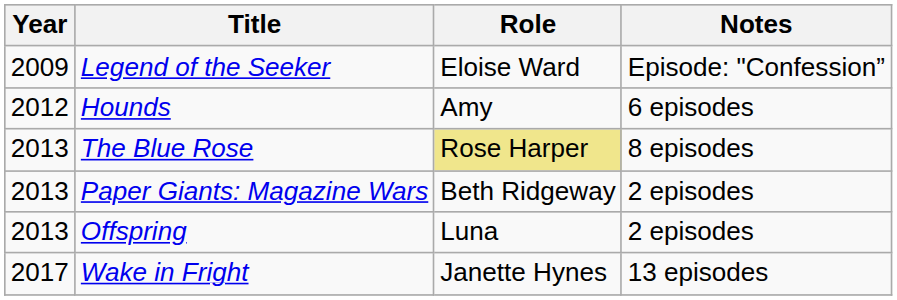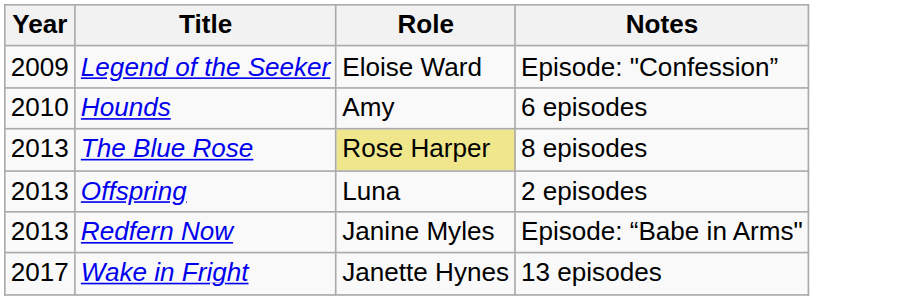(40, 107) 2012 -> (40, 107) 2010
- row: (255, 190)
+ row: (157, 231)
